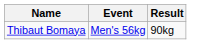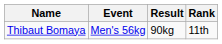+ column: (202, 13)
